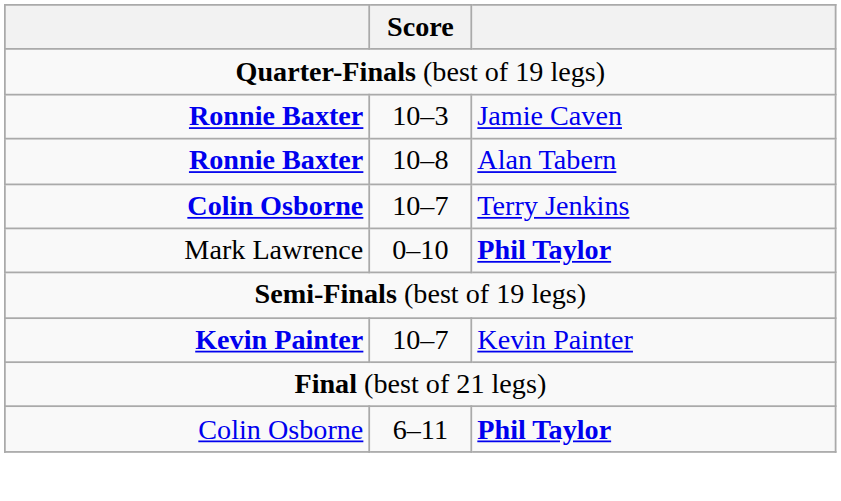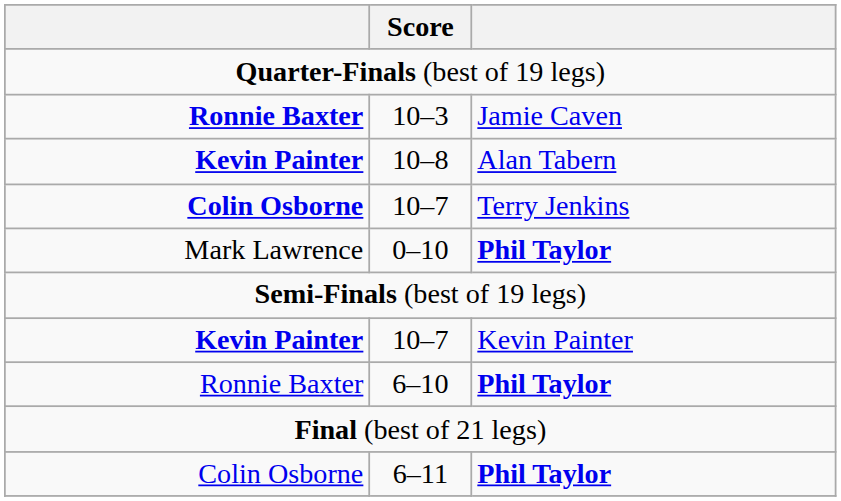(276, 160) Ronnie Baxter -> (279, 160) Kevin Painter
+ row: (420, 384)
